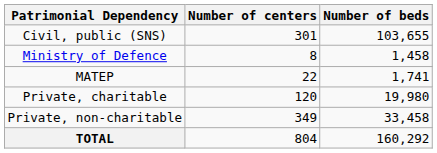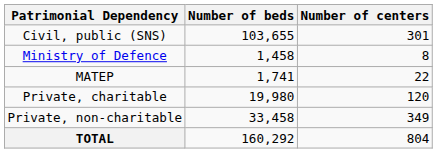columns swapped: (253, 15) <-> (376, 15)
